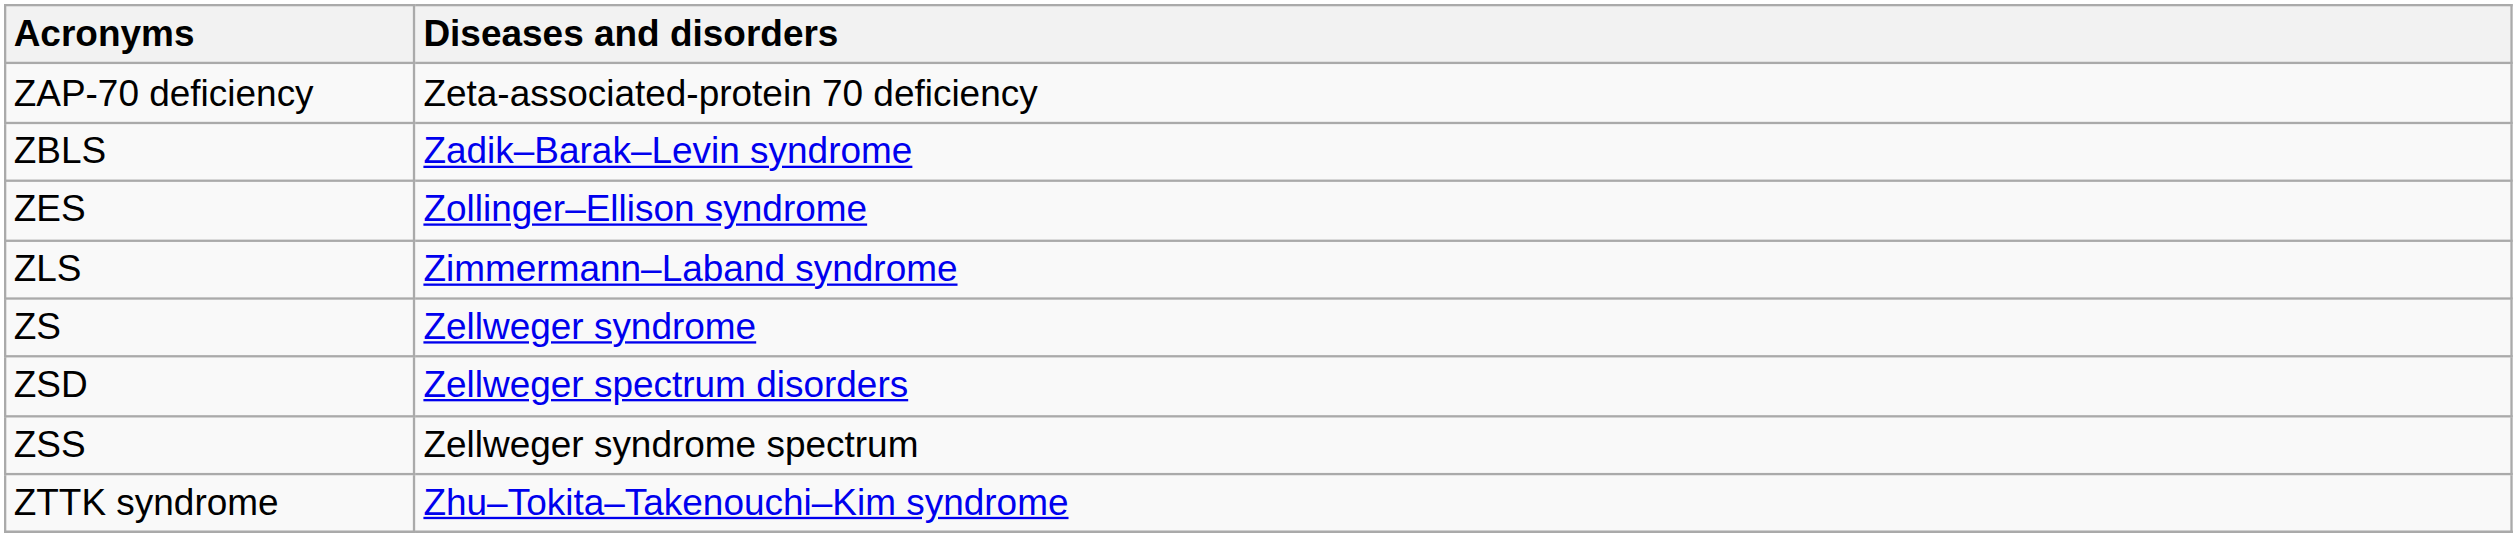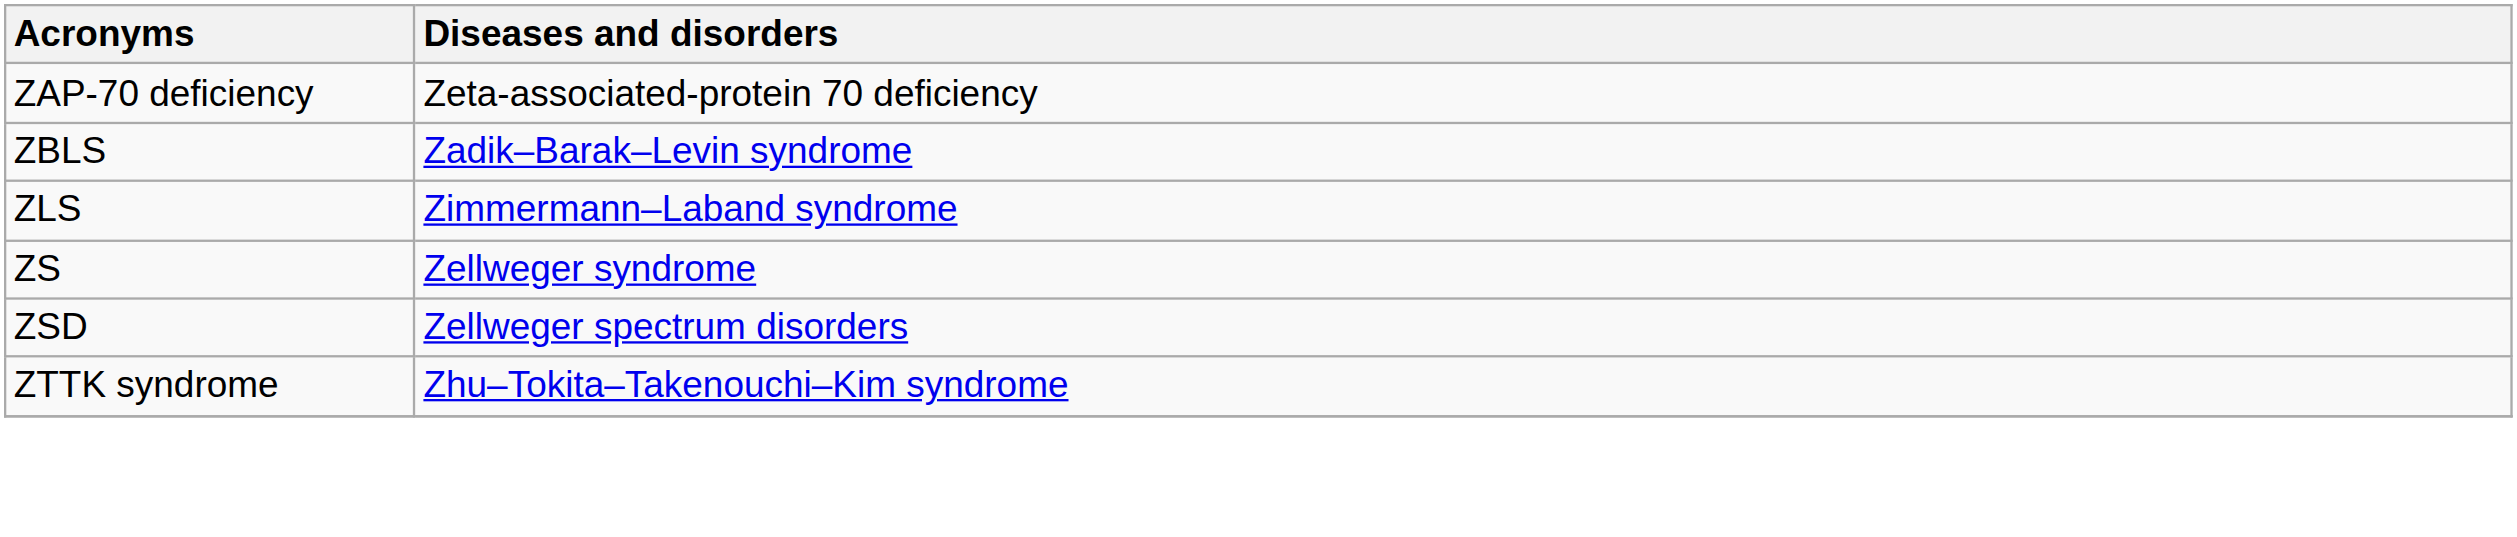- row: (50, 209)
- row: (50, 444)
